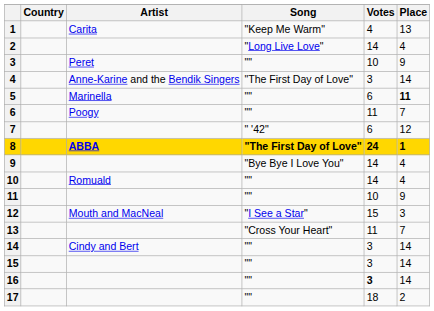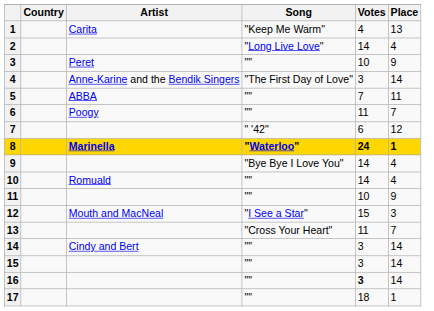(90, 96) Marinella -> (83, 96) ABBA
(370, 96) 6 -> (361, 96) 7
(405, 96) bold -> (396, 96) normal
(84, 146) ABBA -> (92, 146) Marinella
(303, 146) "The First Day of Love" -> (272, 146) "Waterloo"
(402, 297) 2 -> (394, 297) 1
